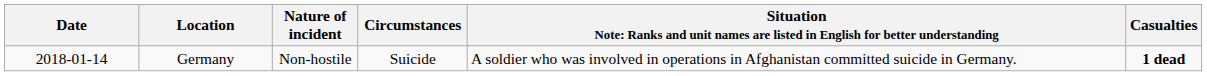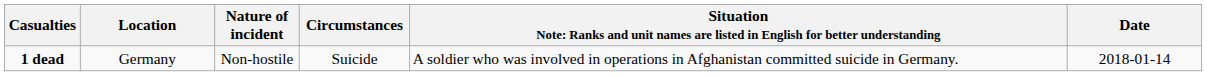columns swapped: (72, 25) <-> (1164, 25)
